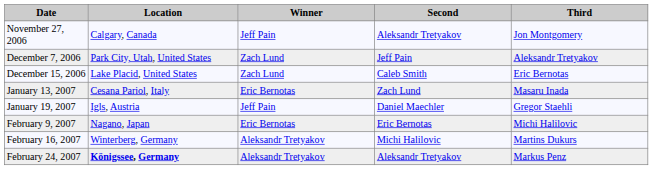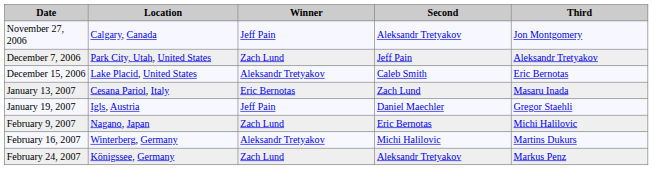(262, 74) Zach Lund -> (282, 74) Aleksandr Tretyakov
(268, 123) Eric Bernotas -> (262, 123) Zach Lund
(135, 156) bold -> (132, 156) normal
(282, 156) Aleksandr Tretyakov -> (262, 156) Zach Lund
